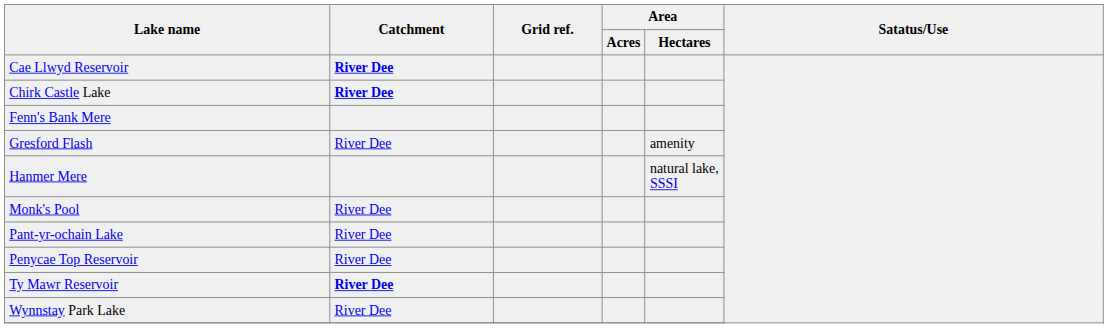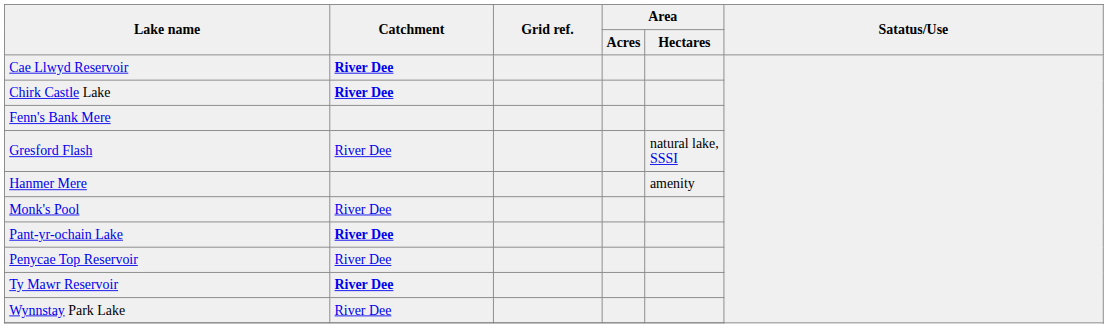(672, 143) amenity -> (684, 151) natural lake, SSSI
(684, 176) natural lake, SSSI -> (672, 184) amenity
(363, 234) normal -> (364, 234) bold
